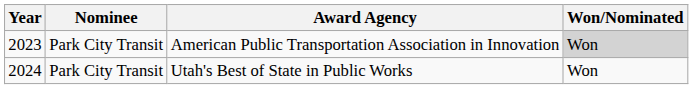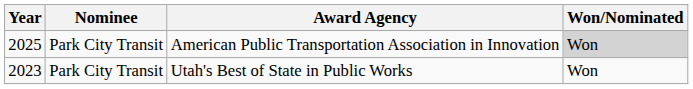(25, 44) 2023 -> (25, 44) 2025
(25, 70) 2024 -> (25, 70) 2023
